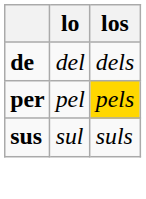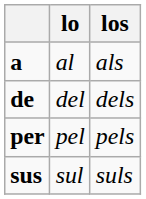+ row: (16, 61)
(115, 99) gold background -> (115, 136) no background
